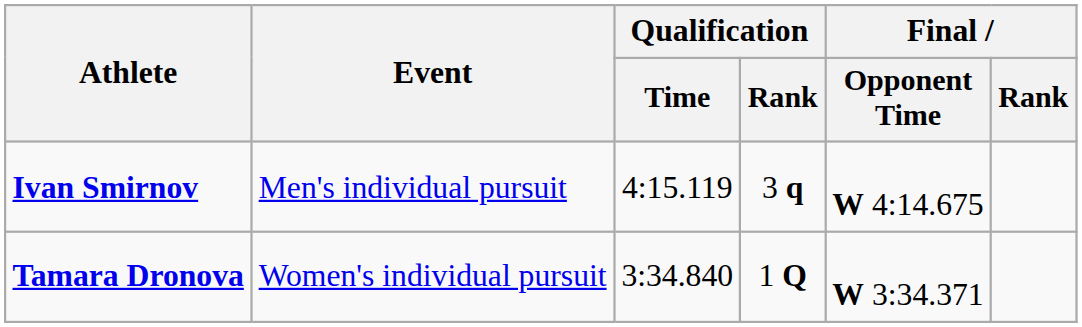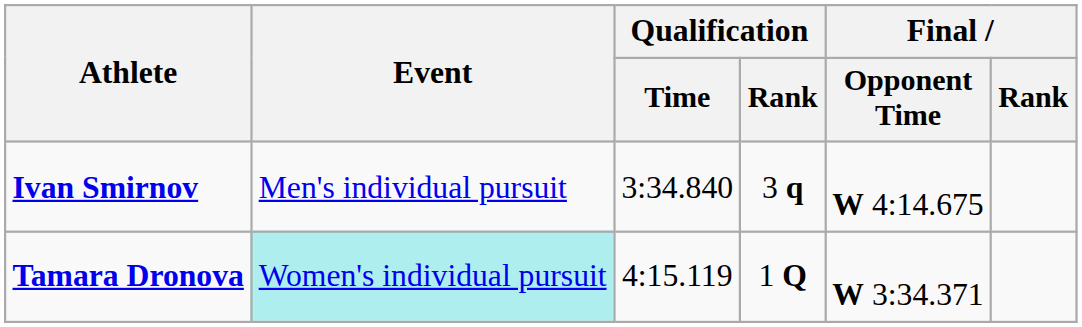(677, 186) 4:15.119 -> (677, 186) 3:34.840
(433, 276) no background -> (433, 276) paleturquoise background
(677, 276) 3:34.840 -> (677, 276) 4:15.119
